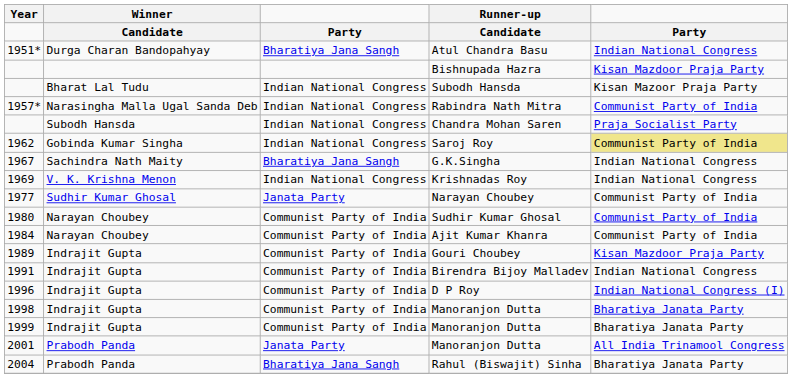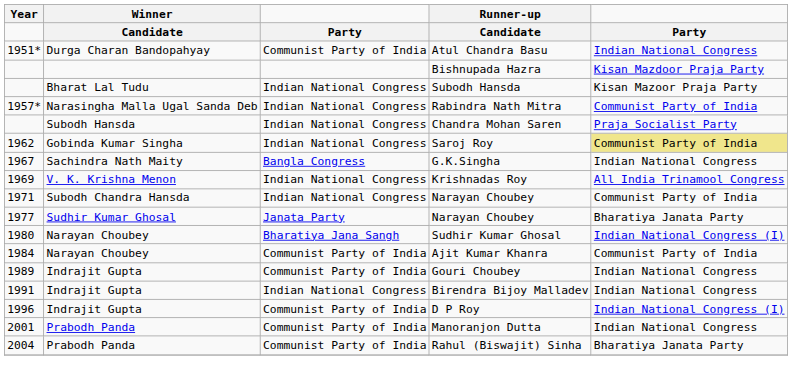(331, 51) Bharatiya Jana Sangh -> (345, 51) Communist Party of India
(331, 161) Bharatiya Jana Sangh -> (314, 161) Bangla Congress
(676, 180) Indian National Congress -> (689, 180) All India Trinamool Congress
+ row: (21, 198)
(676, 198) Communist Party of India -> (669, 216) Bharatiya Janata Party
(345, 216) Communist Party of India -> (331, 235) Bharatiya Jana Sangh
(676, 216) Communist Party of India -> (689, 235) Indian National Congress (I)
(679, 253) Kisan Mazdoor Praja Party -> (676, 272) Indian National Congress
(345, 272) Communist Party of India -> (345, 290) Indian National Congress
- row: (21, 309)
- row: (21, 327)
(304, 345) Janata Party -> (345, 327) Communist Party of India
(689, 345) All India Trinamool Congress -> (676, 327) Indian National Congress
(331, 364) Bharatiya Jana Sangh -> (345, 345) Communist Party of India
